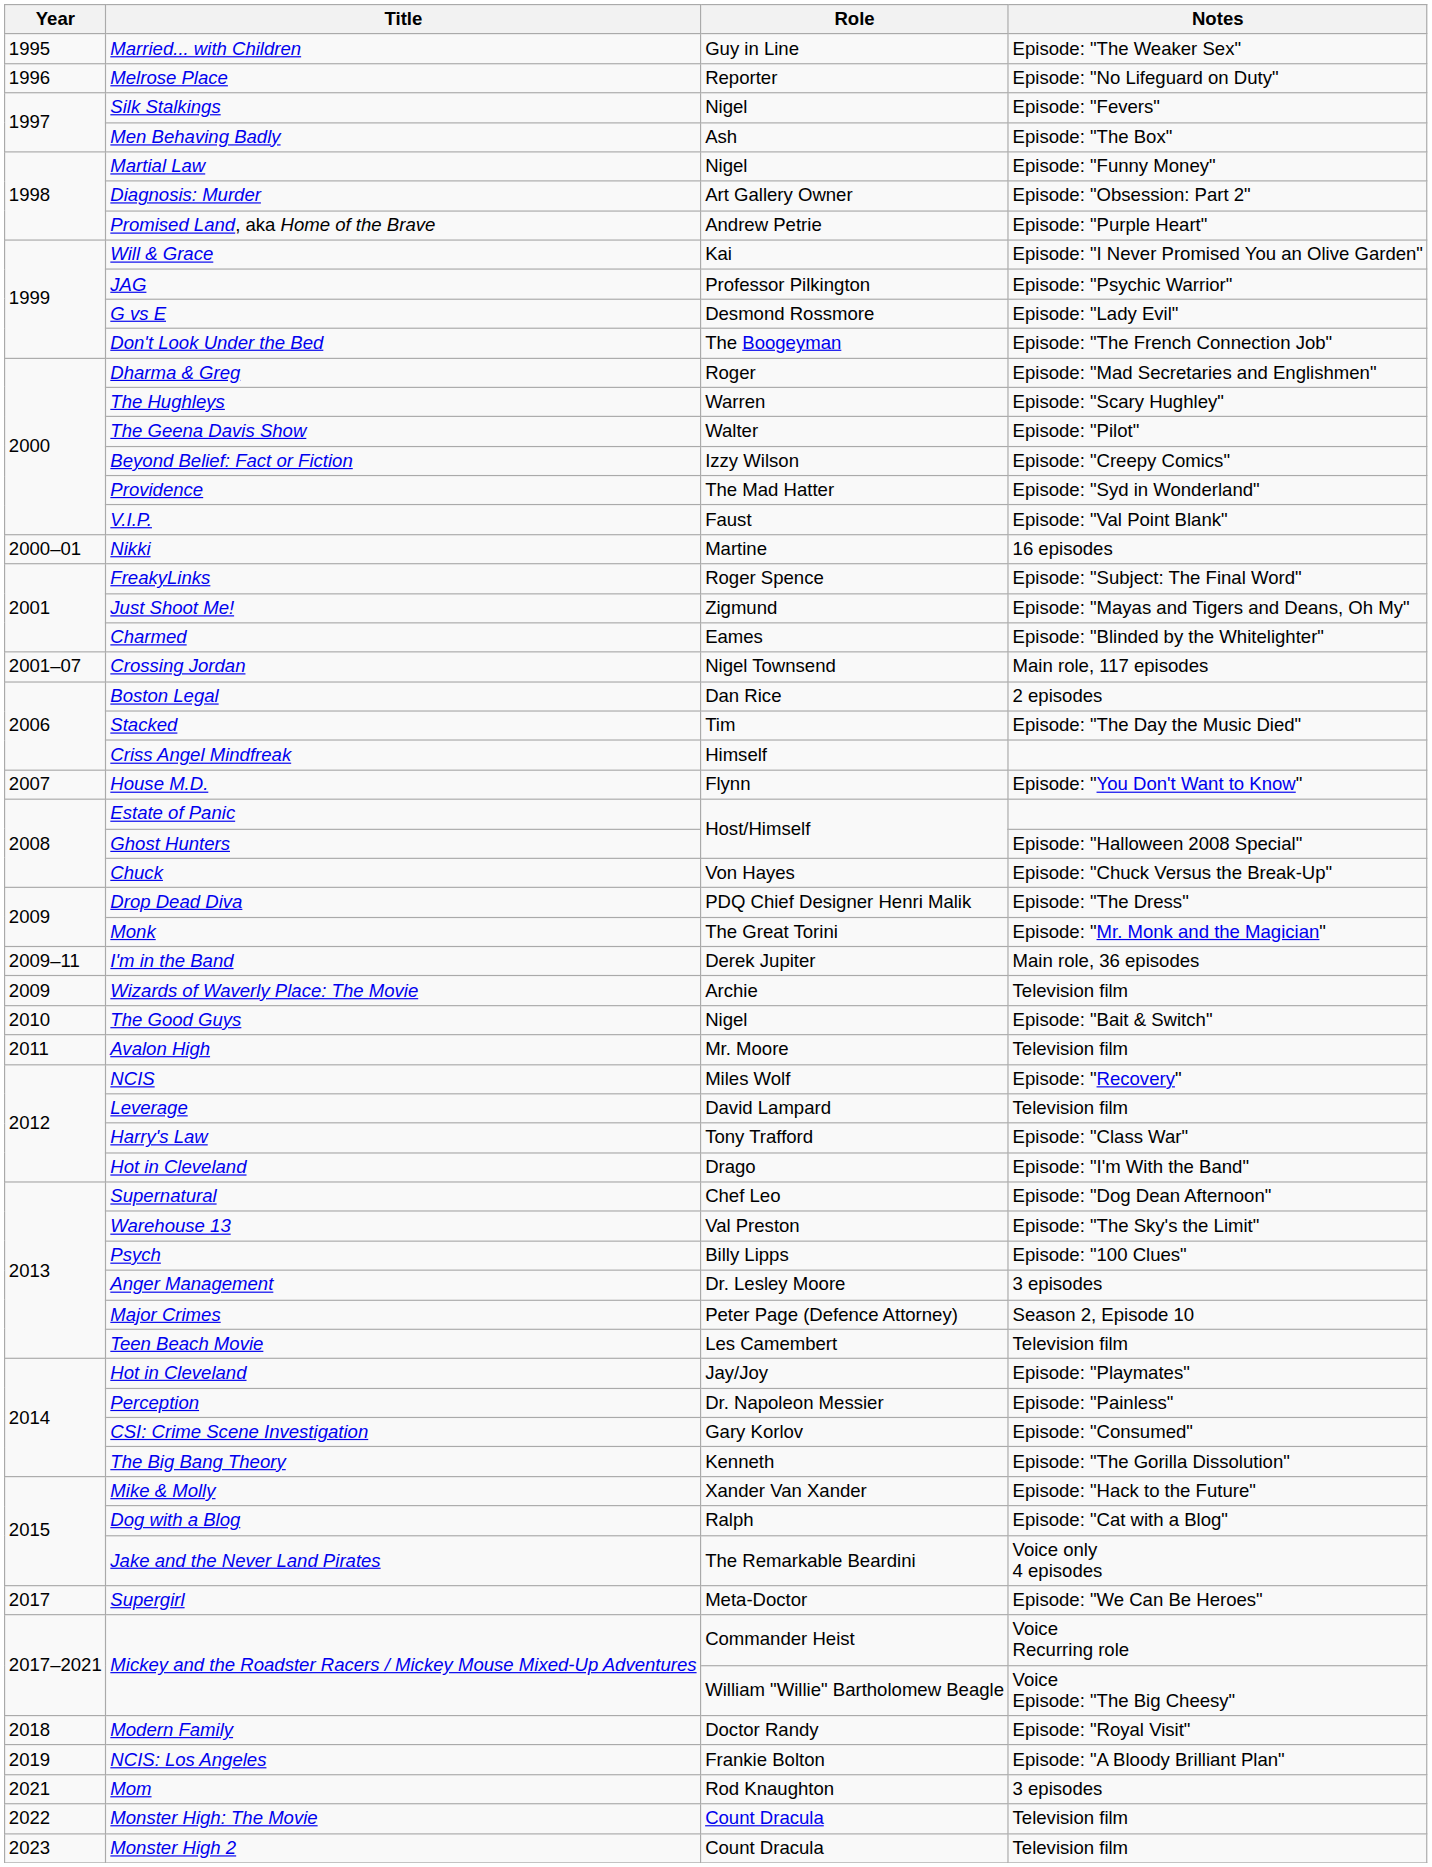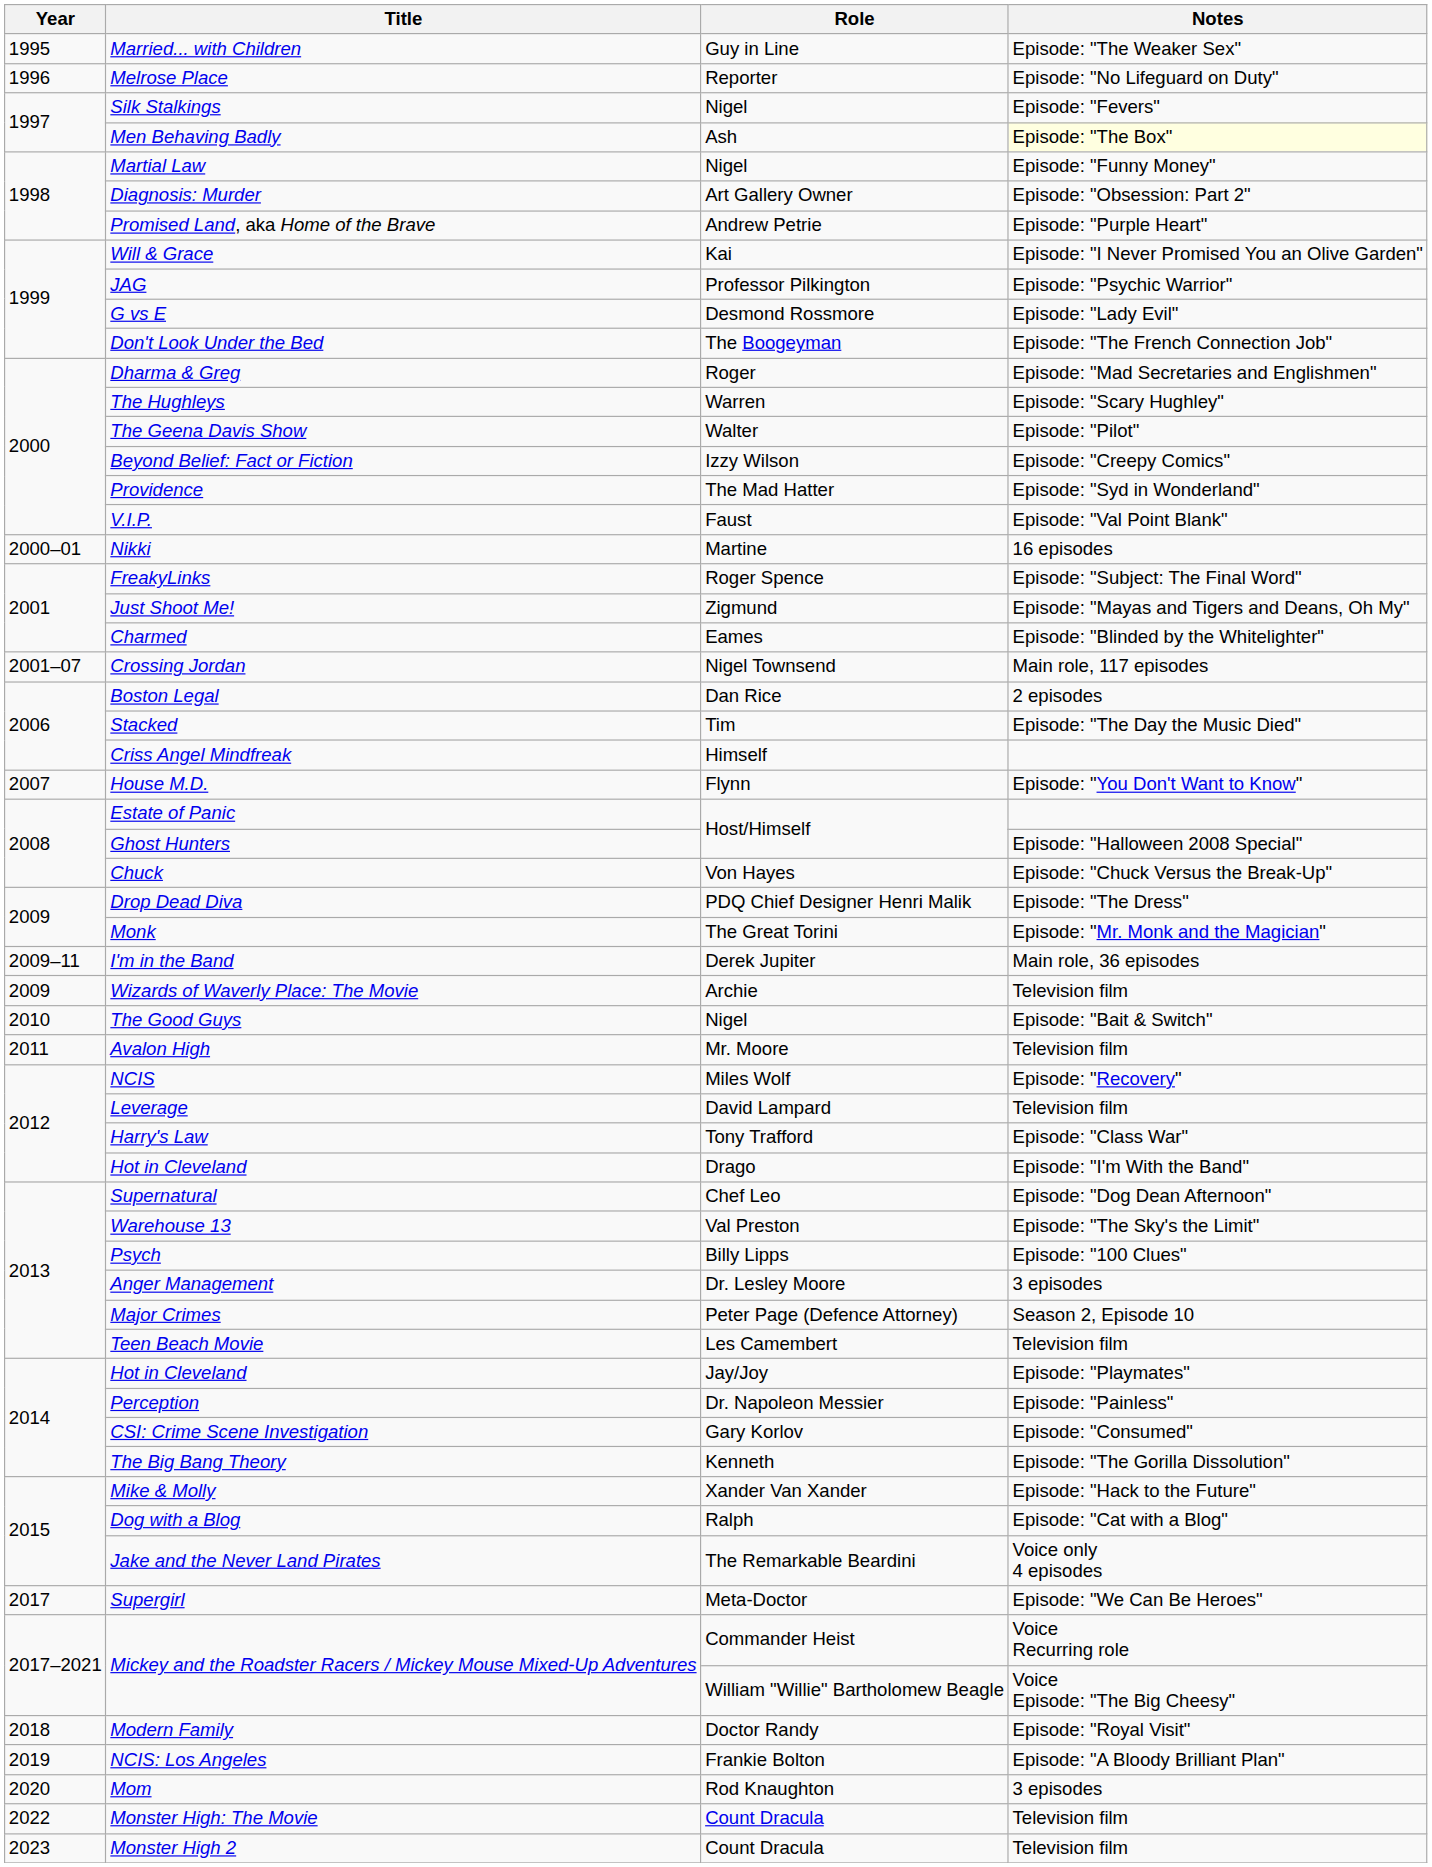(1092, 136) no background -> (1092, 136) lightyellow background
(30, 1789) 2021 -> (30, 1789) 2020
